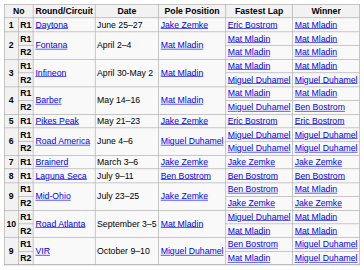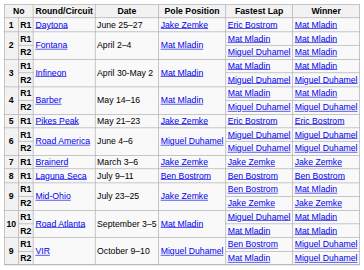(249, 52) Mat Mladin -> (259, 52) Miguel Duhamel
(320, 107) Ben Bostrom -> (326, 107) Miguel Duhamel
